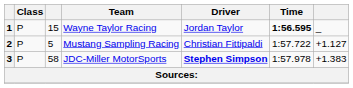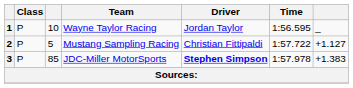(53, 28) 15 -> (53, 28) 10
(292, 28) bold -> (291, 28) normal
(53, 59) 58 -> (53, 59) 85
